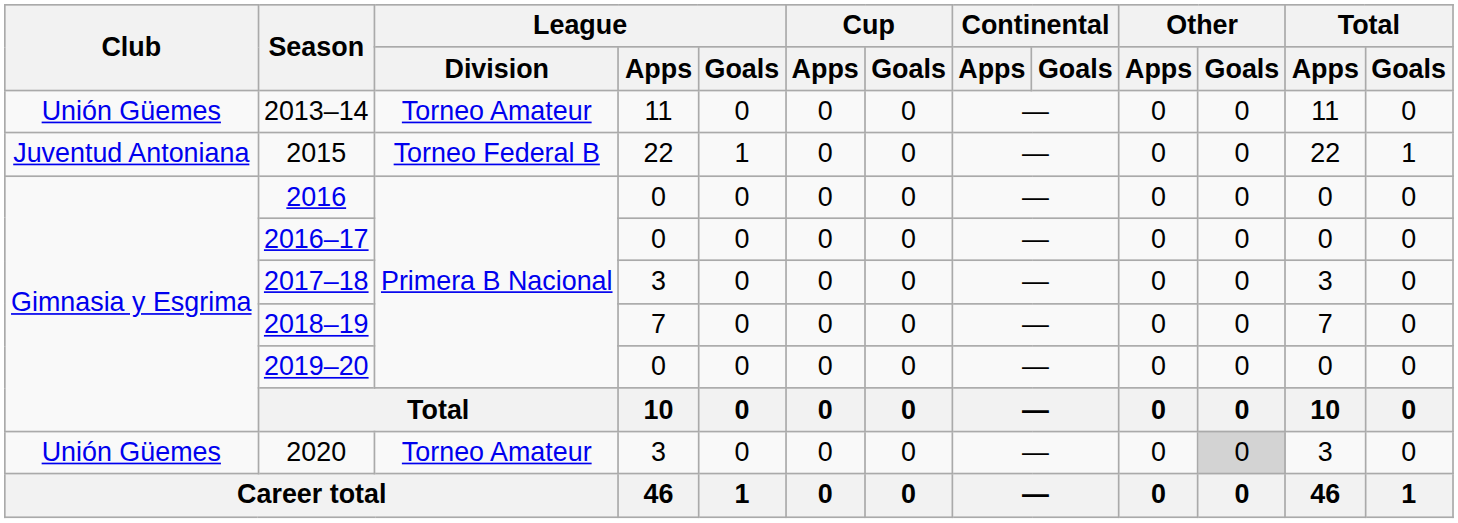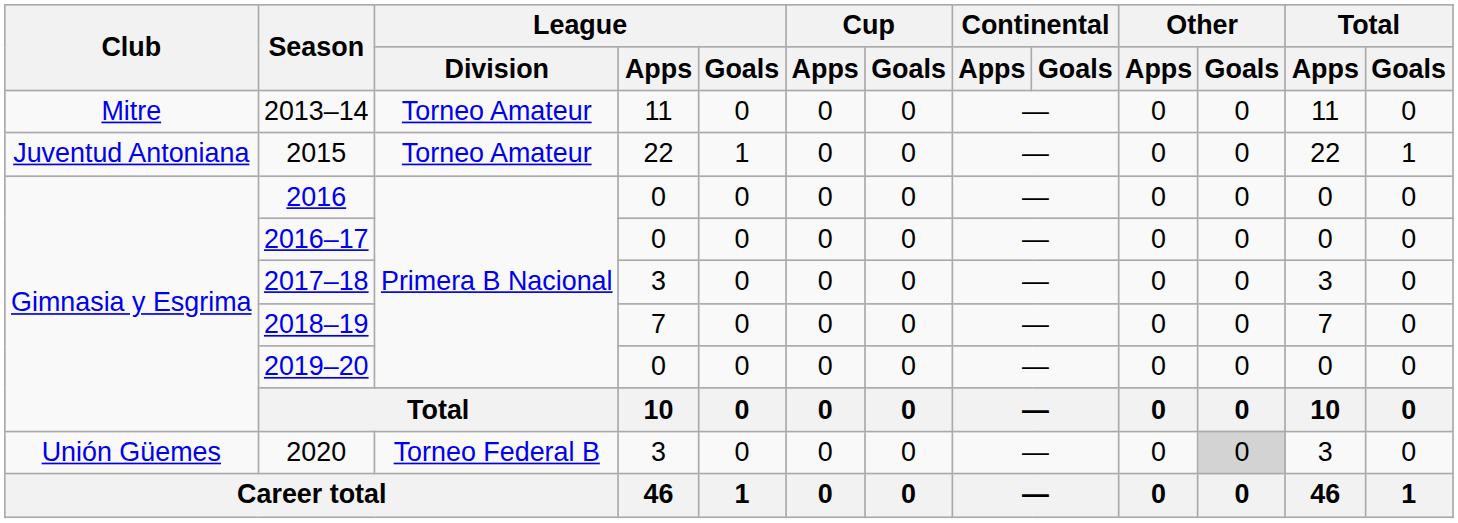(131, 111) Unión Güemes -> (131, 111) Mitre
(497, 153) Torneo Federal B -> (497, 153) Torneo Amateur
(497, 452) Torneo Amateur -> (497, 452) Torneo Federal B
